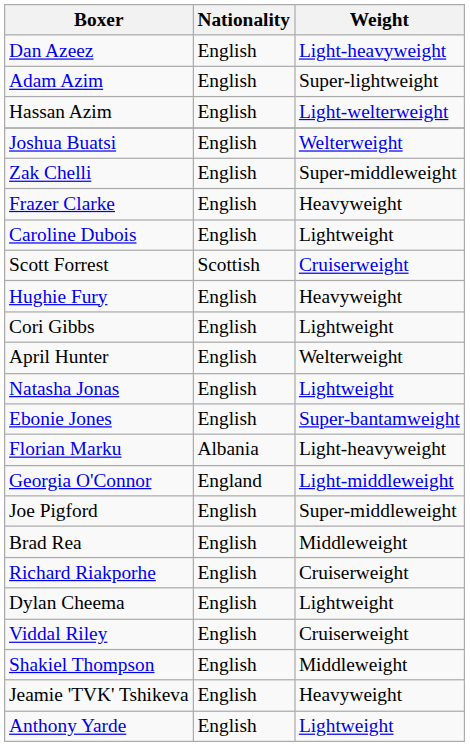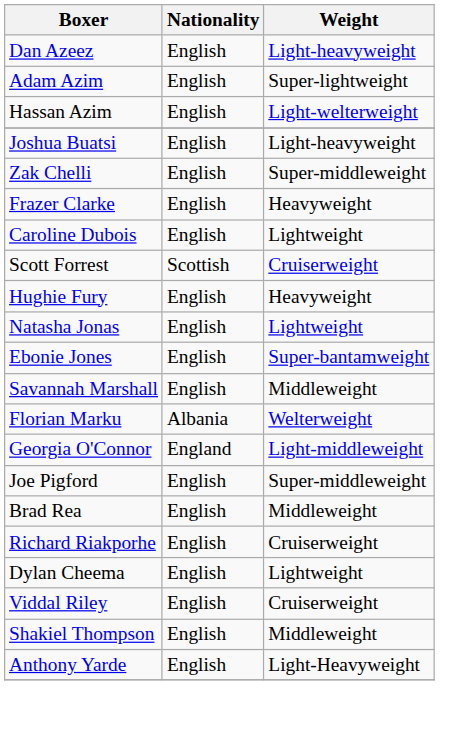(351, 142) Welterweight -> (342, 142) Light-heavyweight
- row: (52, 326)
- row: (59, 357)
+ row: (84, 388)
(373, 449) Light-heavyweight -> (320, 419) Welterweight
- row: (99, 695)
(346, 726) Lightweight -> (344, 664) Light-Heavyweight
